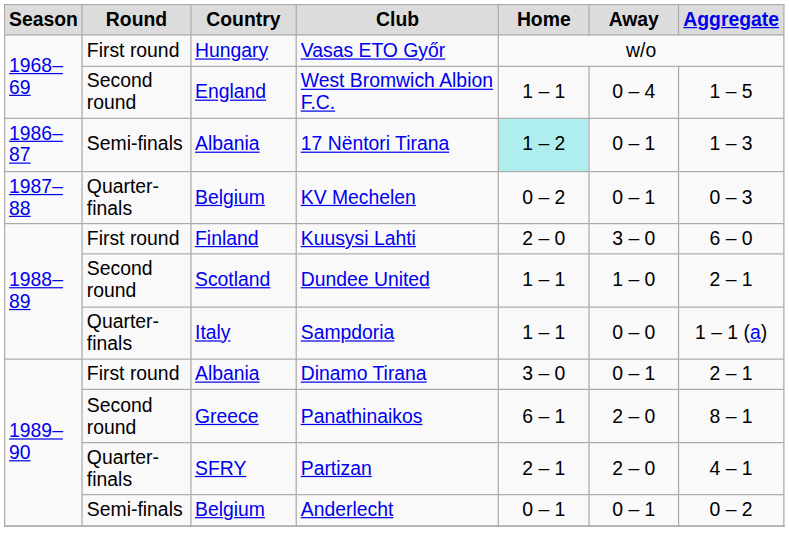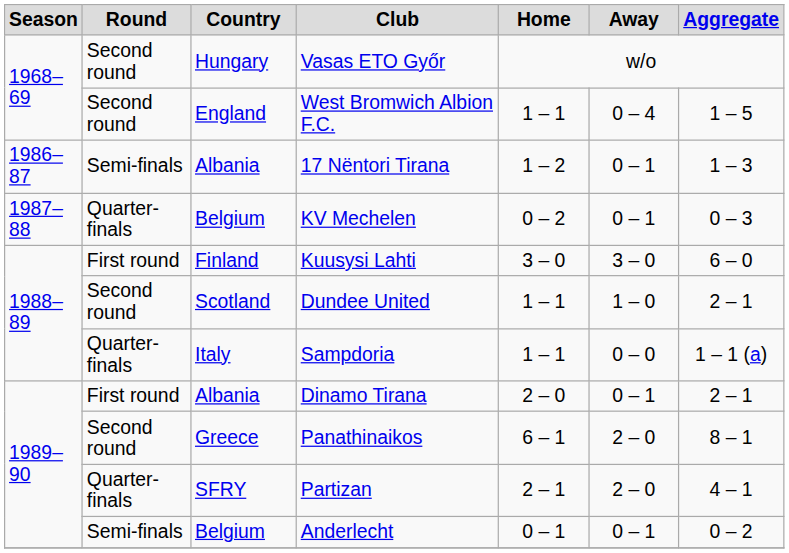(133, 50) First round -> (120, 61) Second round
(544, 144) paleturquoise background -> (544, 166) no background
(544, 238) 2 – 0 -> (544, 260) 3 – 0
(544, 374) 3 – 0 -> (544, 396) 2 – 0
